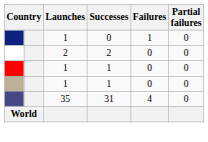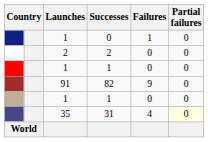+ row: (65, 83)
(186, 99) no background -> (186, 114) lightyellow background
